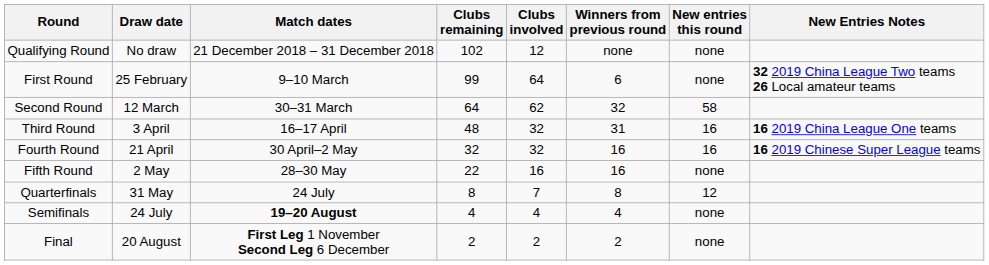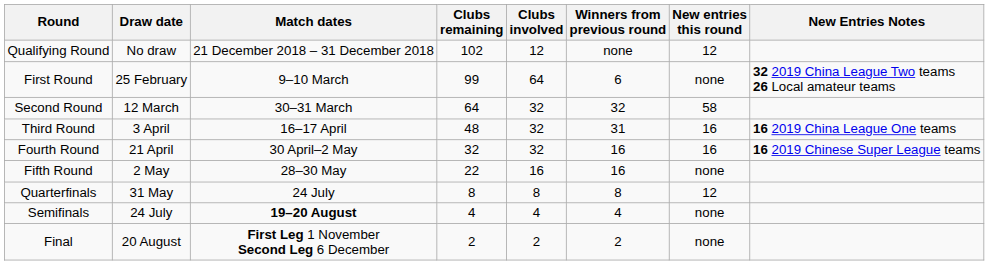(710, 51) none -> (710, 51) 12
(537, 108) 62 -> (537, 108) 32
(537, 192) 7 -> (537, 192) 8
